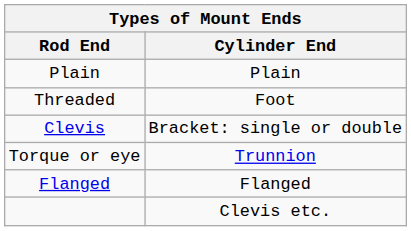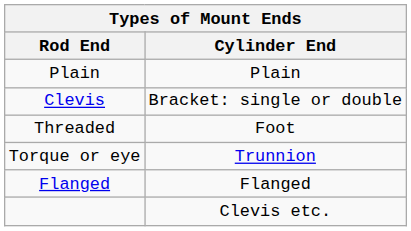rows swapped: (75, 101) <-> (75, 129)
